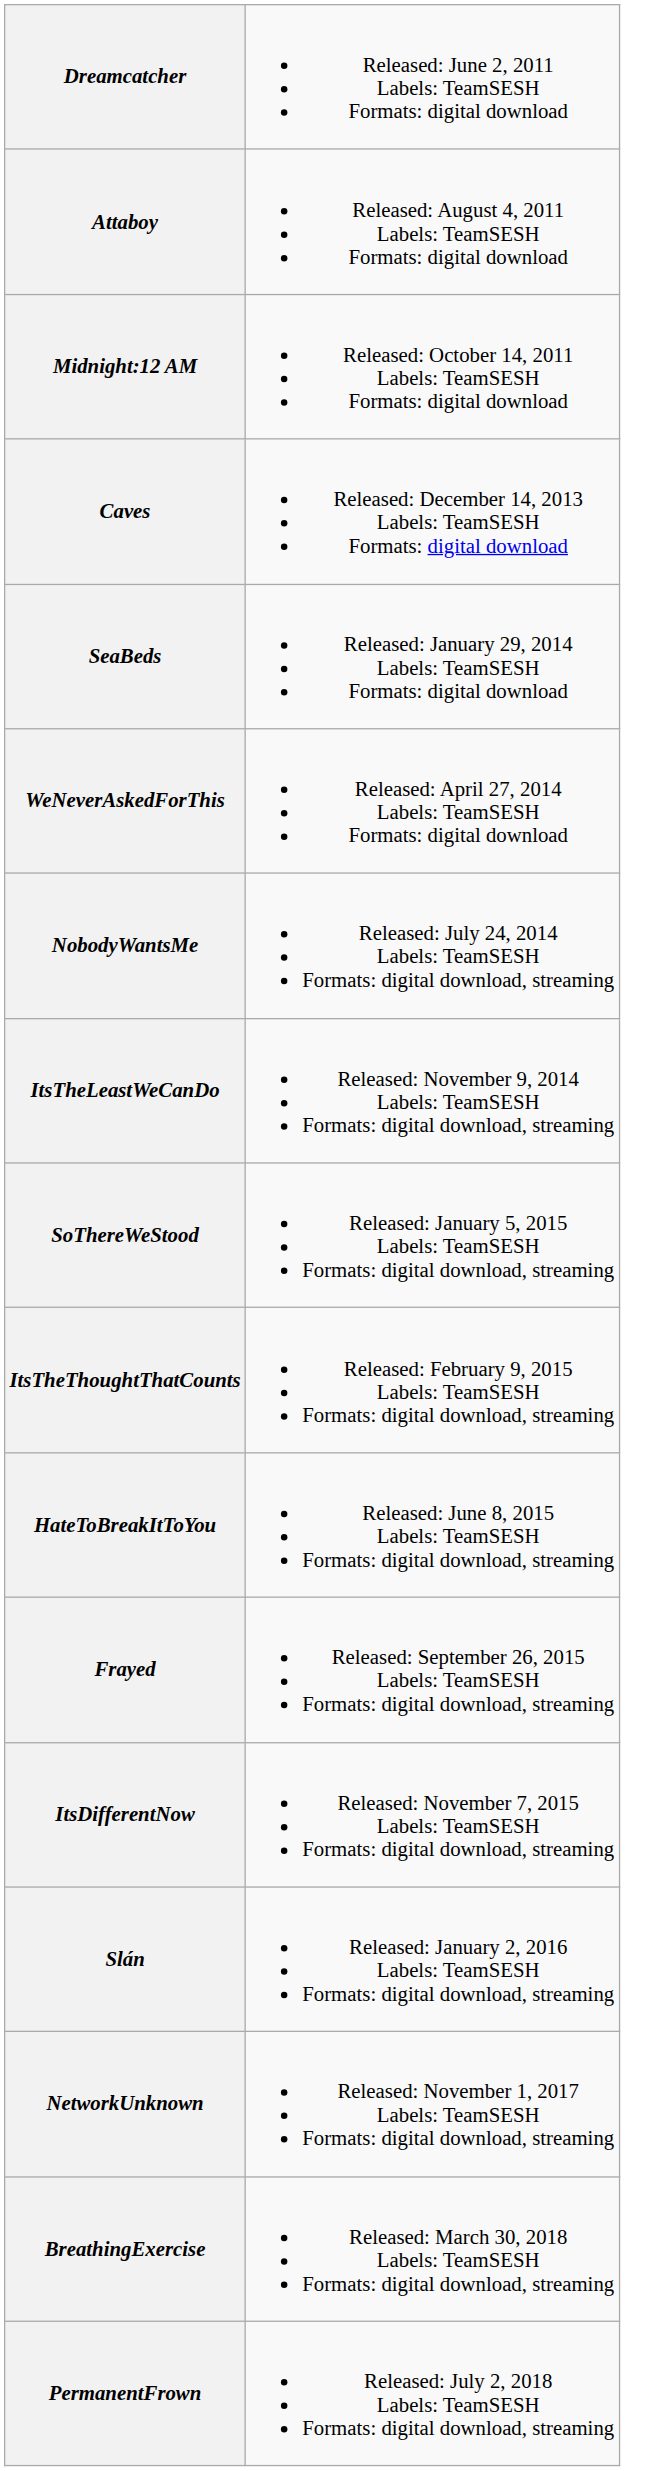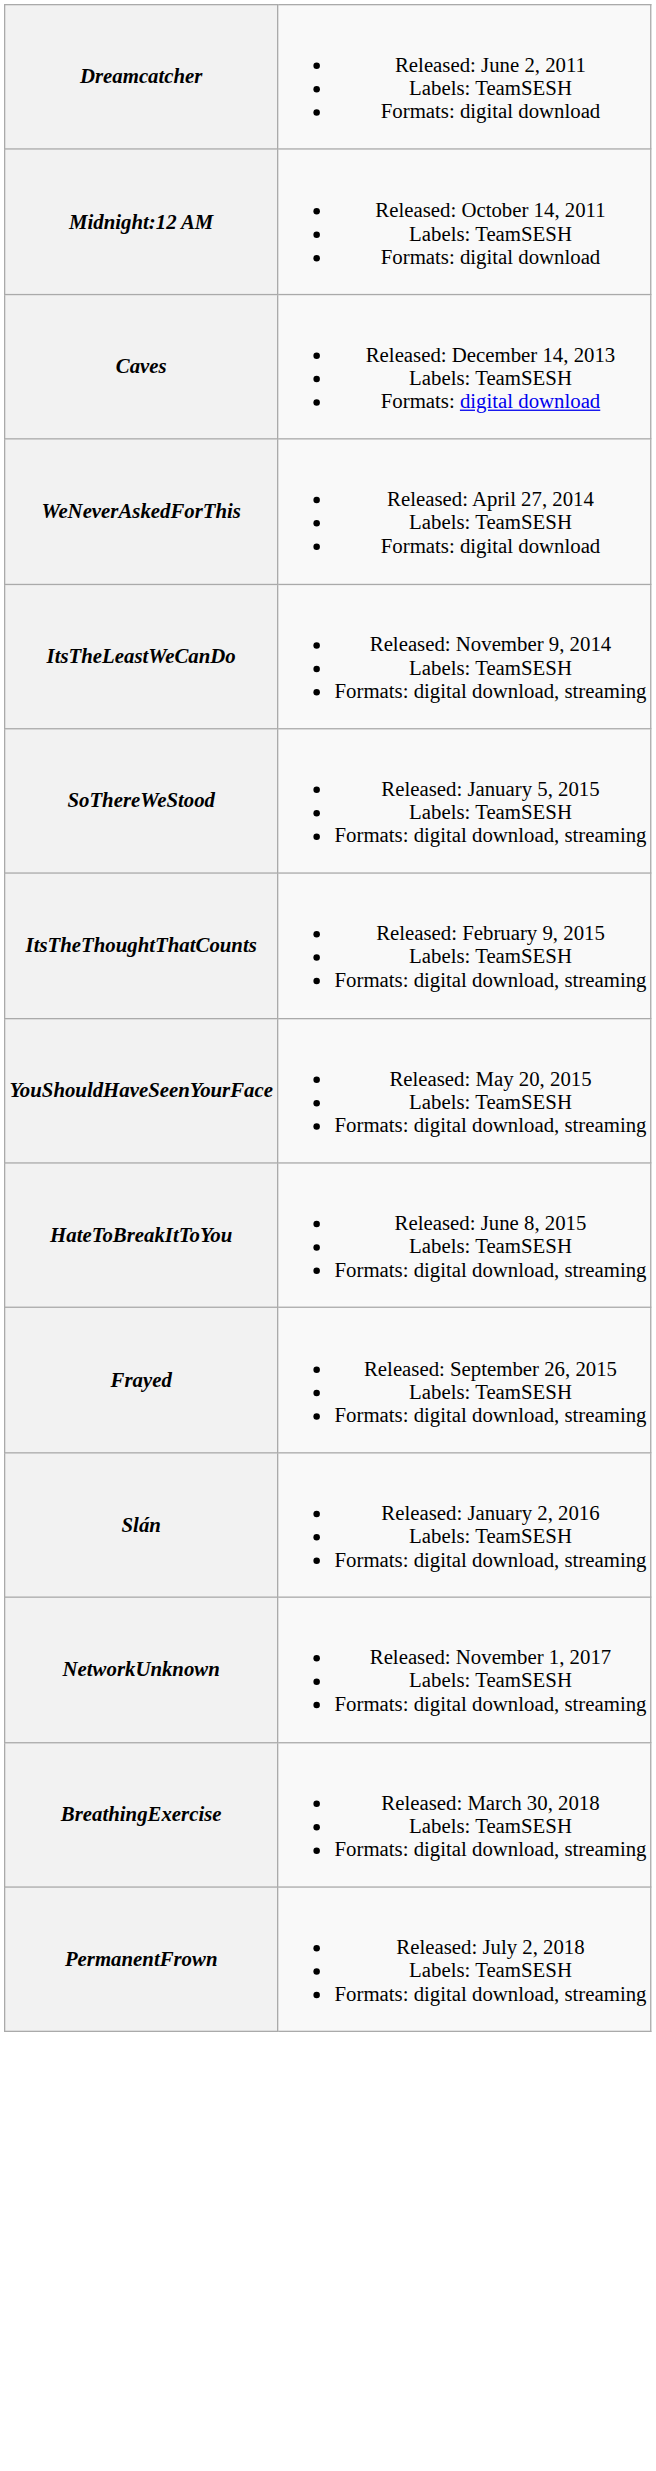- row: (125, 221)
- row: (125, 656)
- row: (125, 945)
+ row: (141, 1090)
- row: (125, 1814)
